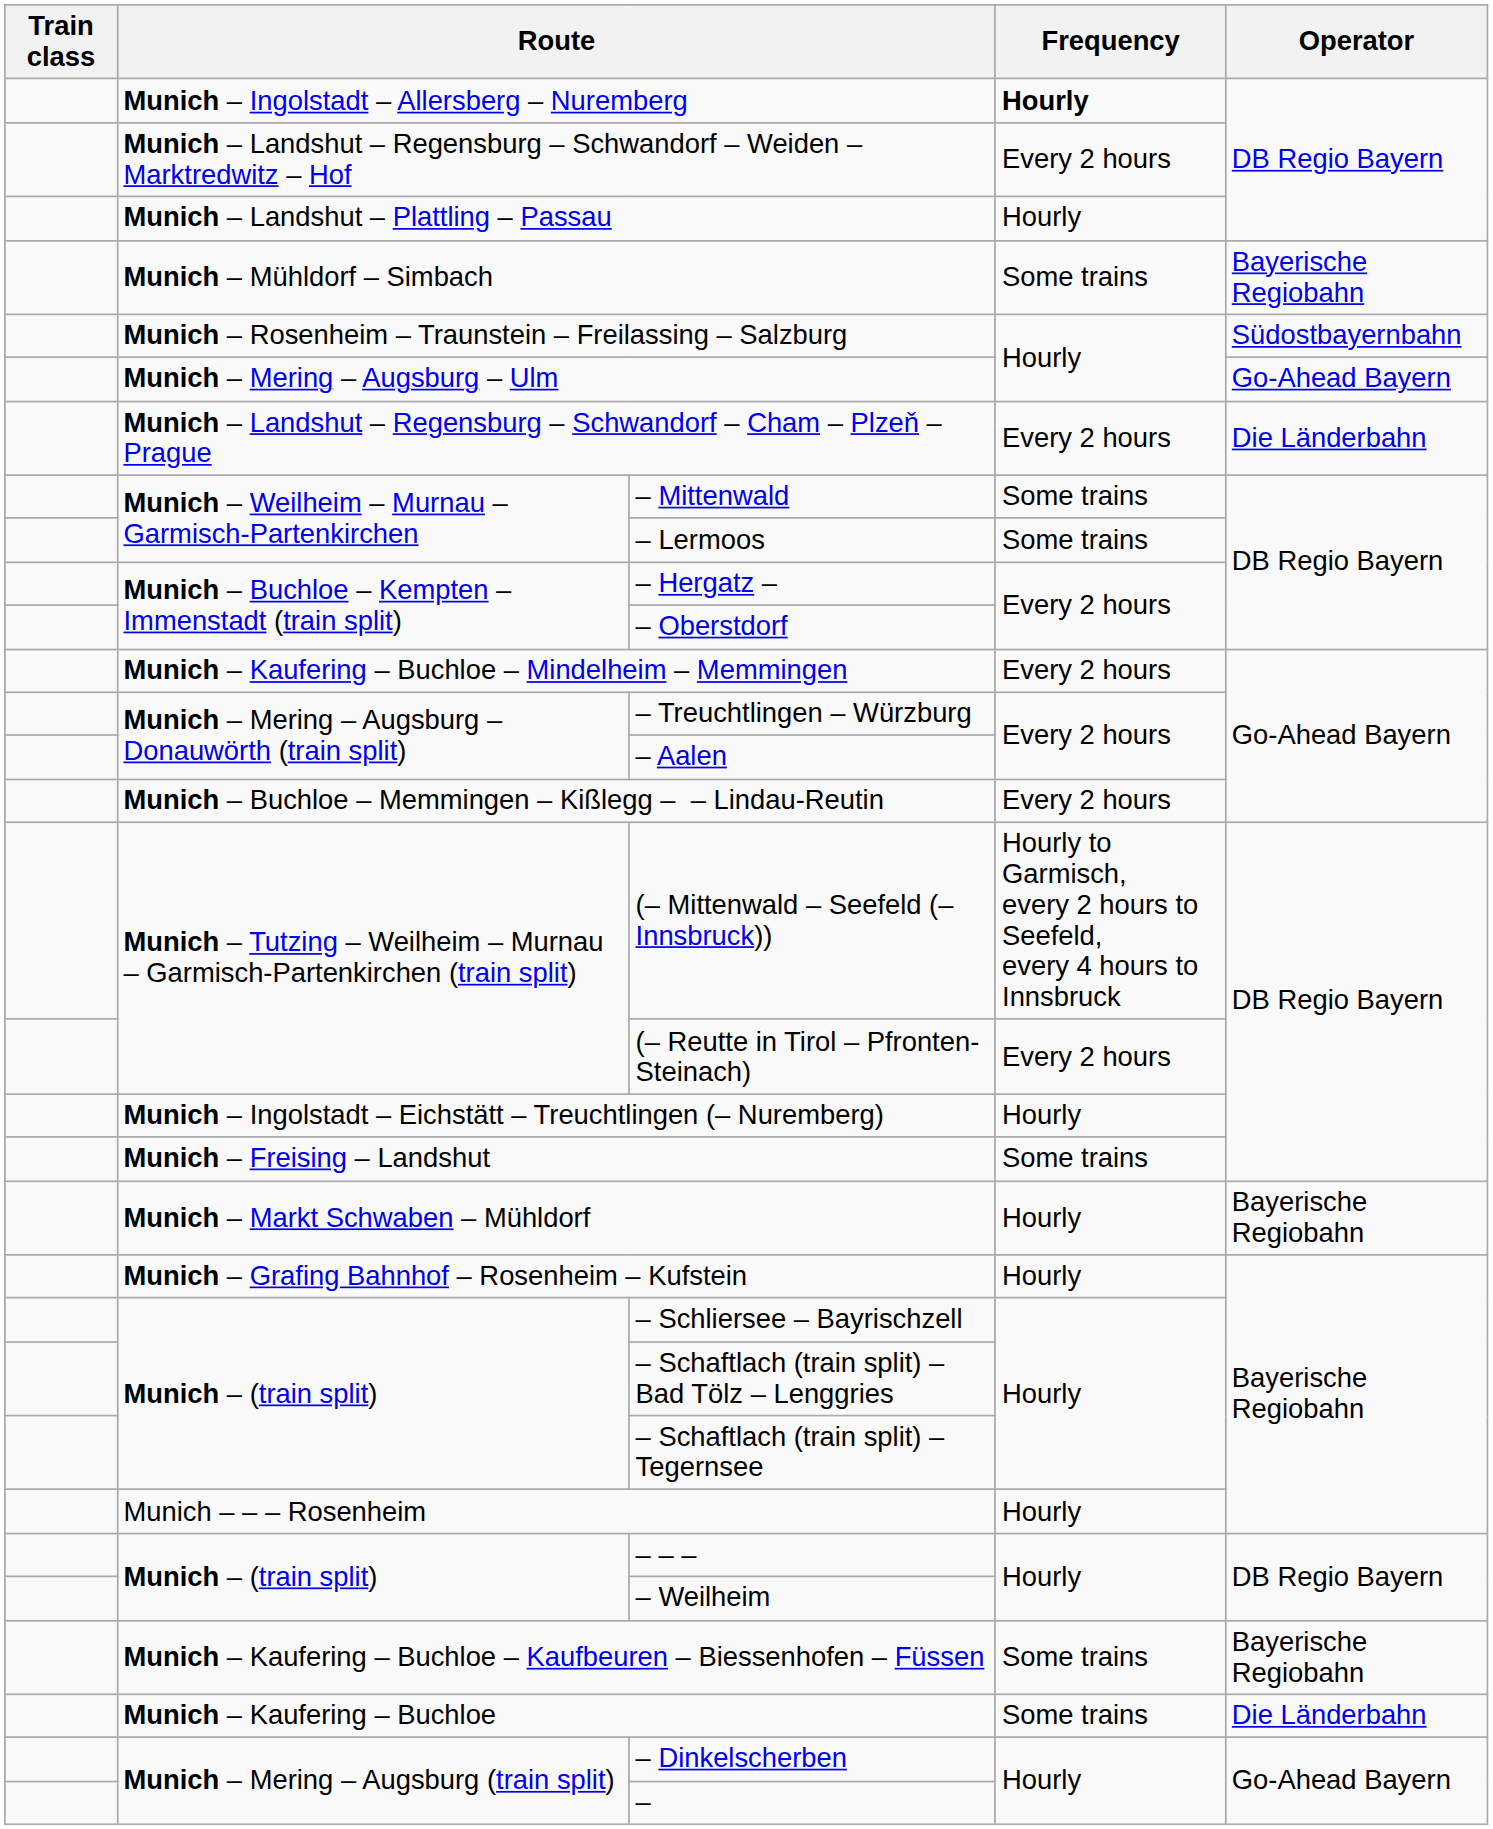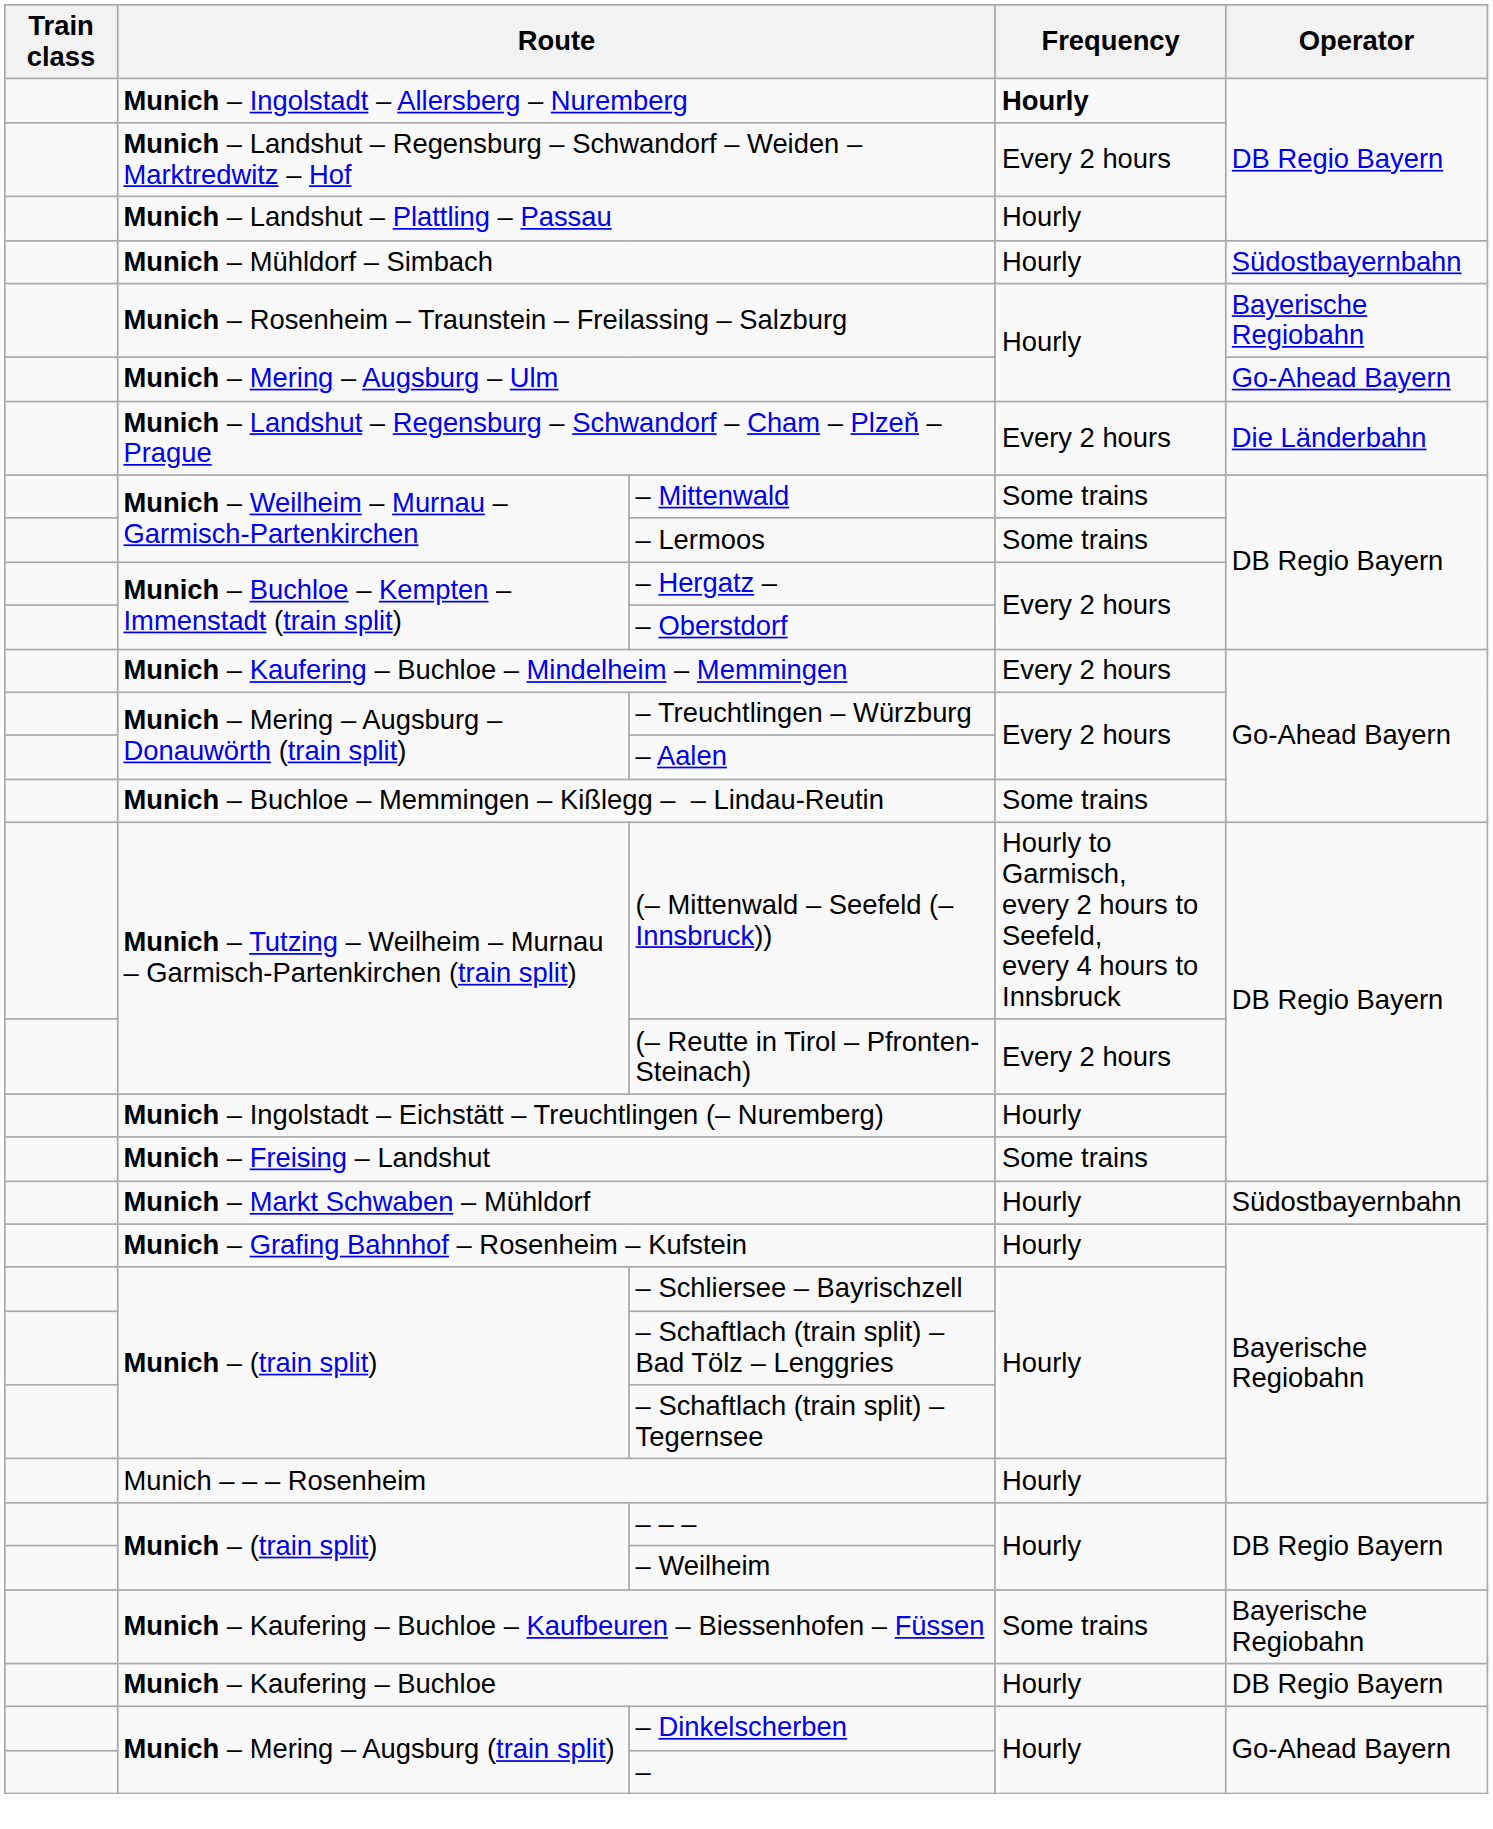(1075, 276) Some trains -> (1042, 261) Hourly
(1300, 276) Bayerische Regiobahn -> (1347, 261) Südostbayernbahn
(1347, 335) Südostbayernbahn -> (1300, 320) Bayerische Regiobahn
(1086, 800) Every 2 hours -> (1075, 800) Some trains
(1300, 1217) Bayerische Regiobahn -> (1347, 1201) Südostbayernbahn
(1075, 1715) Some trains -> (1042, 1684) Hourly
(1329, 1715) Die Länderbahn -> (1338, 1684) DB Regio Bayern
